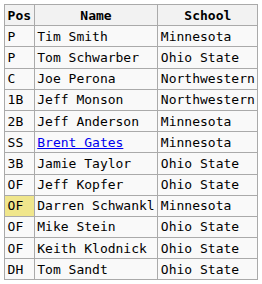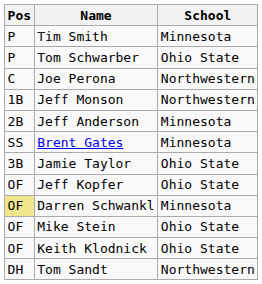(200, 269) Ohio State -> (208, 269) Northwestern
